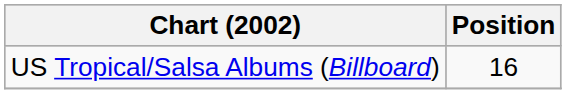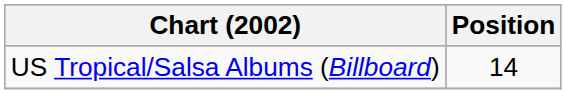(504, 66) 16 -> (504, 66) 14
